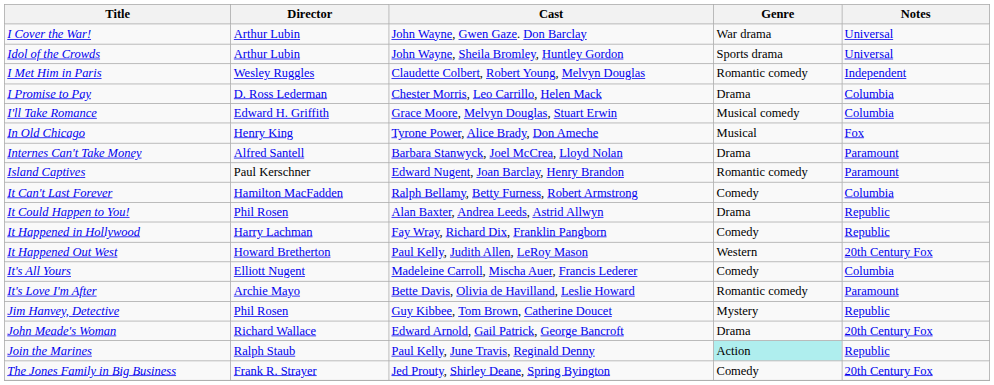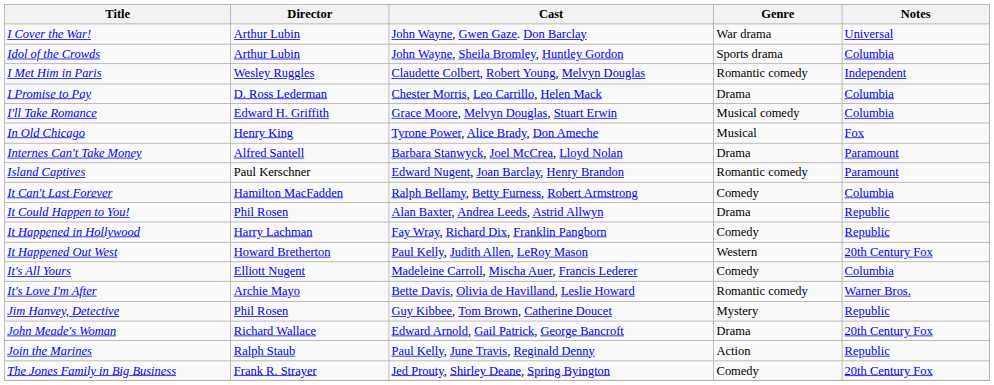(869, 53) Universal -> (869, 53) Columbia
(872, 291) Paramount -> (878, 291) Warner Bros.
(734, 350) paleturquoise background -> (734, 350) no background
